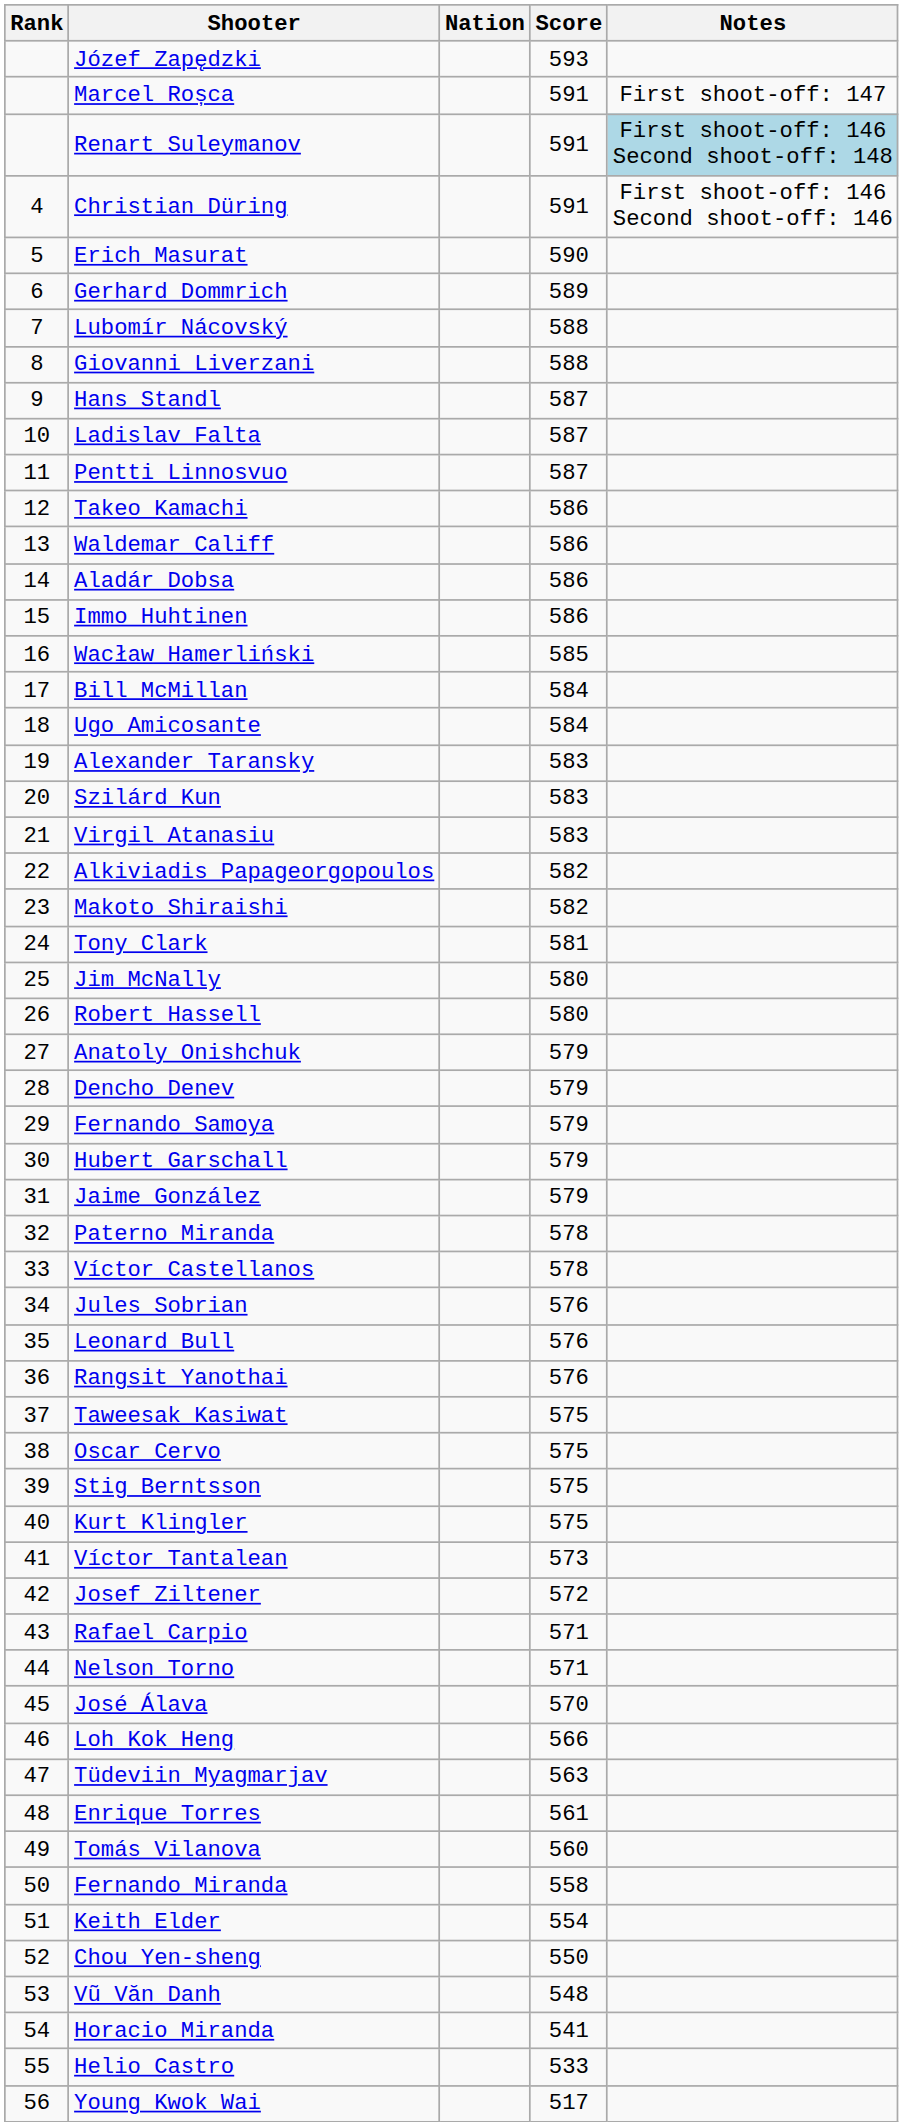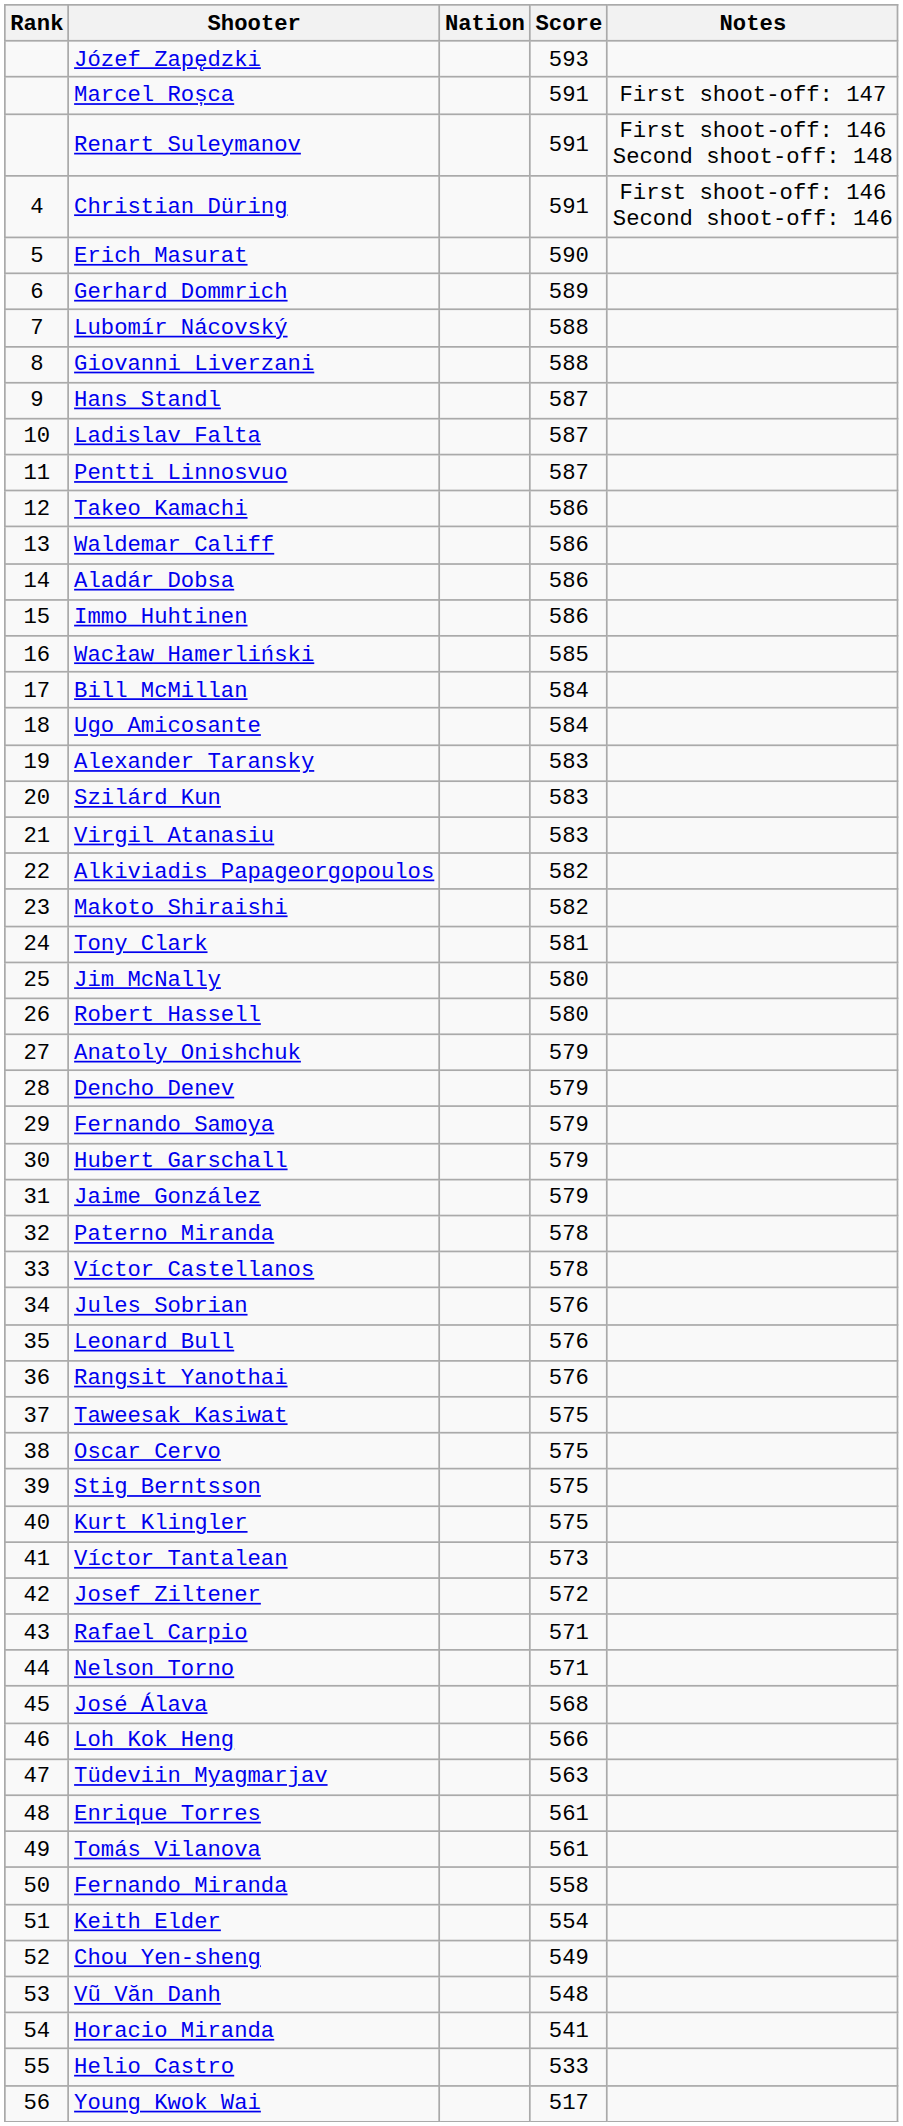(753, 144) lightblue background -> (753, 144) no background
(569, 1705) 570 -> (569, 1705) 568
(569, 1850) 560 -> (569, 1850) 561
(569, 1958) 550 -> (569, 1958) 549
